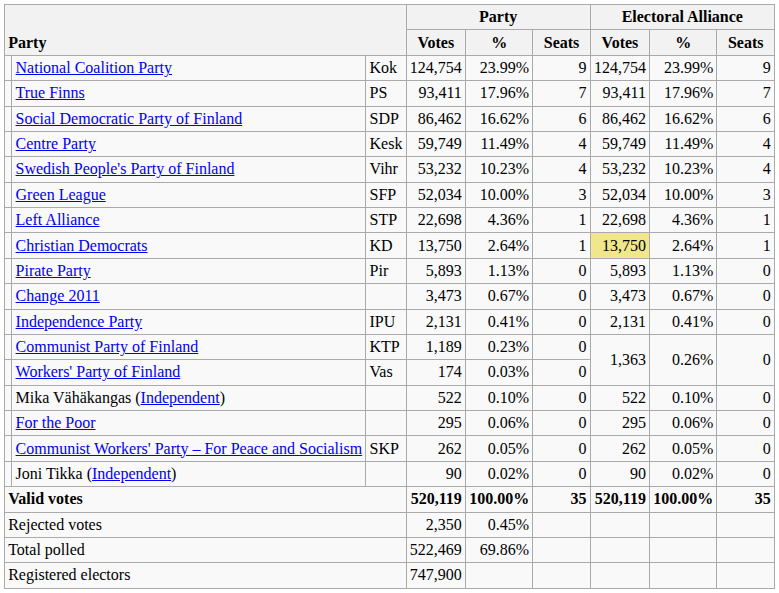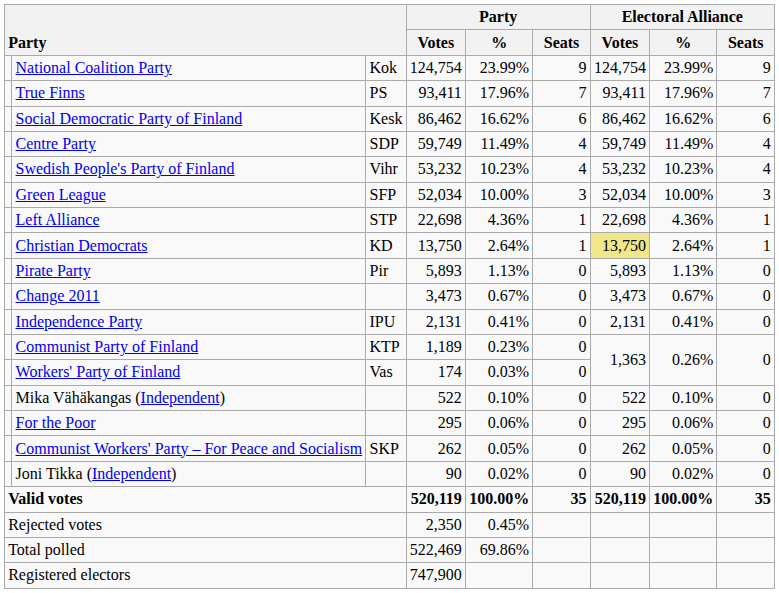(384, 118) SDP -> (386, 118) Kesk
(386, 144) Kesk -> (384, 144) SDP
